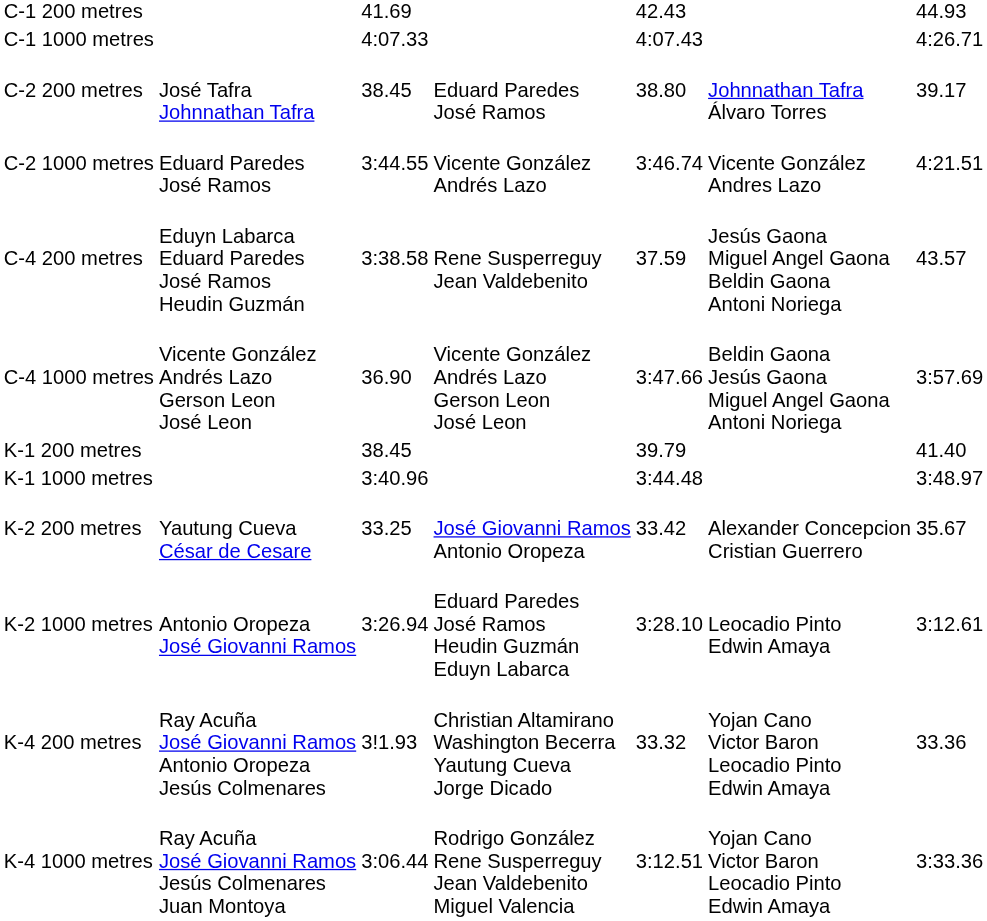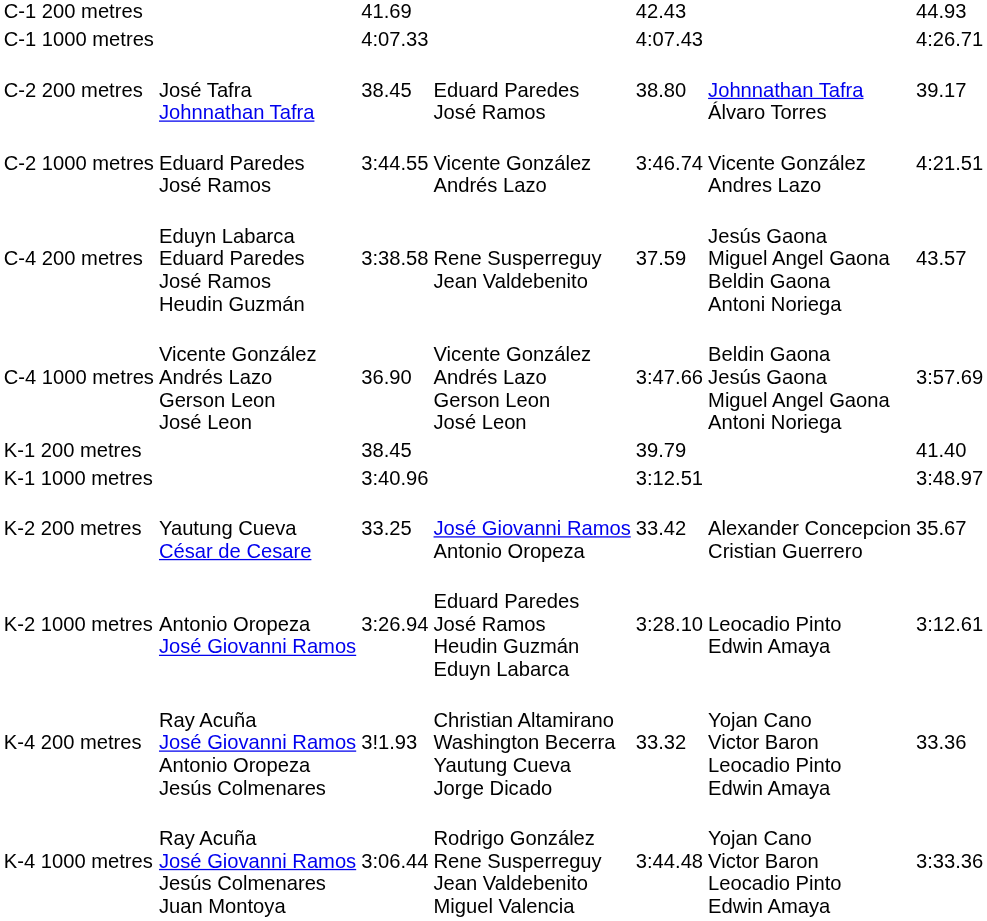(669, 478) 3:44.48 -> (669, 478) 3:12.51
(669, 861) 3:12.51 -> (669, 861) 3:44.48
